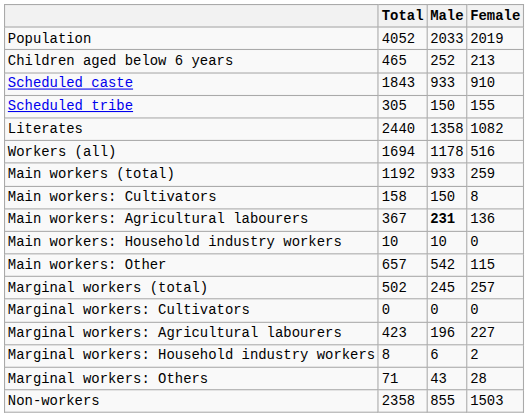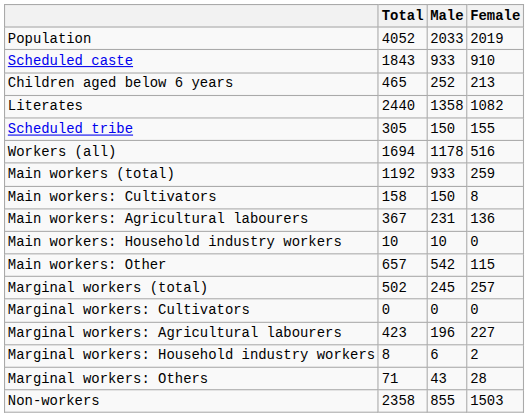rows swapped: (121, 61) <-> (70, 84)
rows swapped: (70, 107) <-> (45, 129)
(443, 220) bold -> (443, 220) normal
